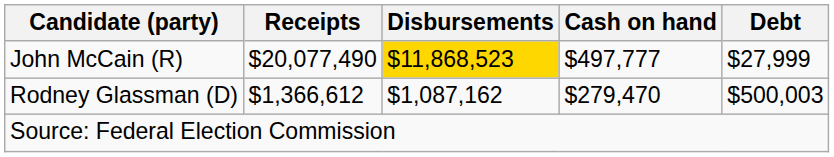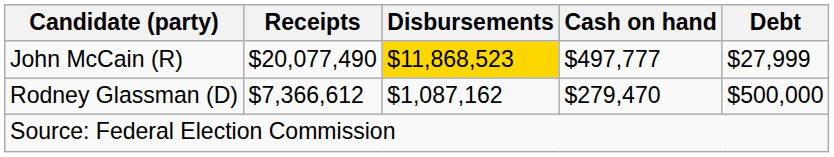(306, 95) $1,366,612 -> (306, 95) $7,366,612
(775, 95) $500,003 -> (775, 95) $500,000
